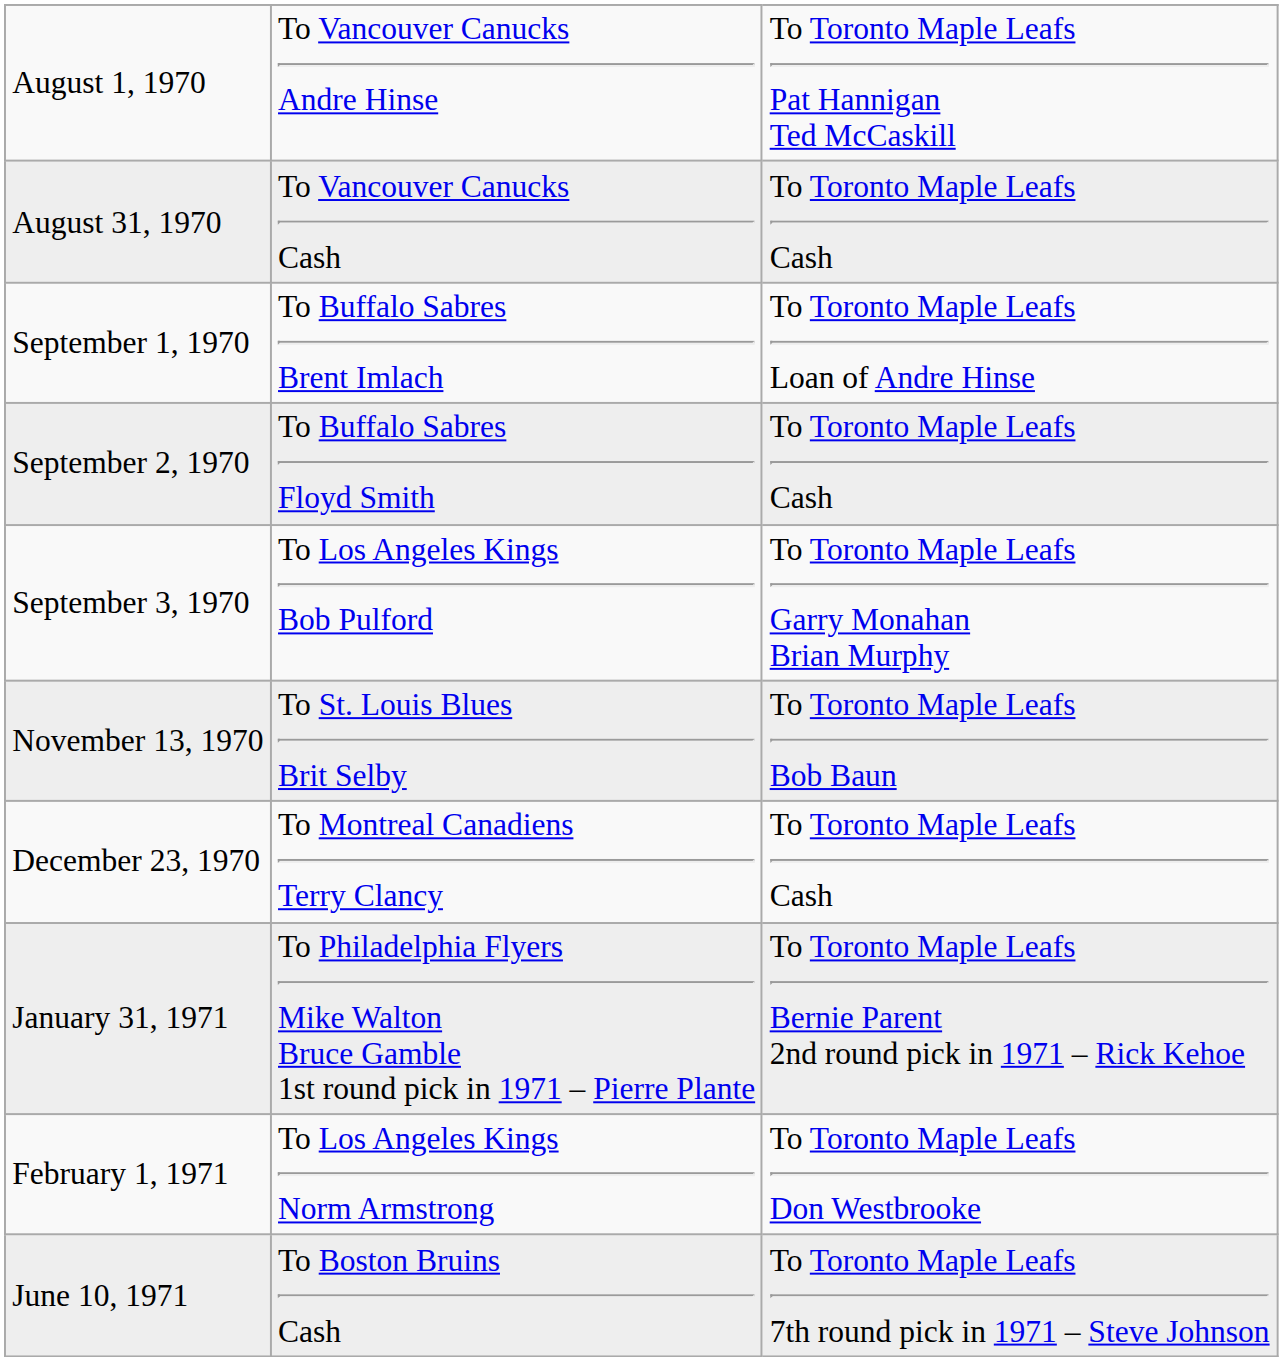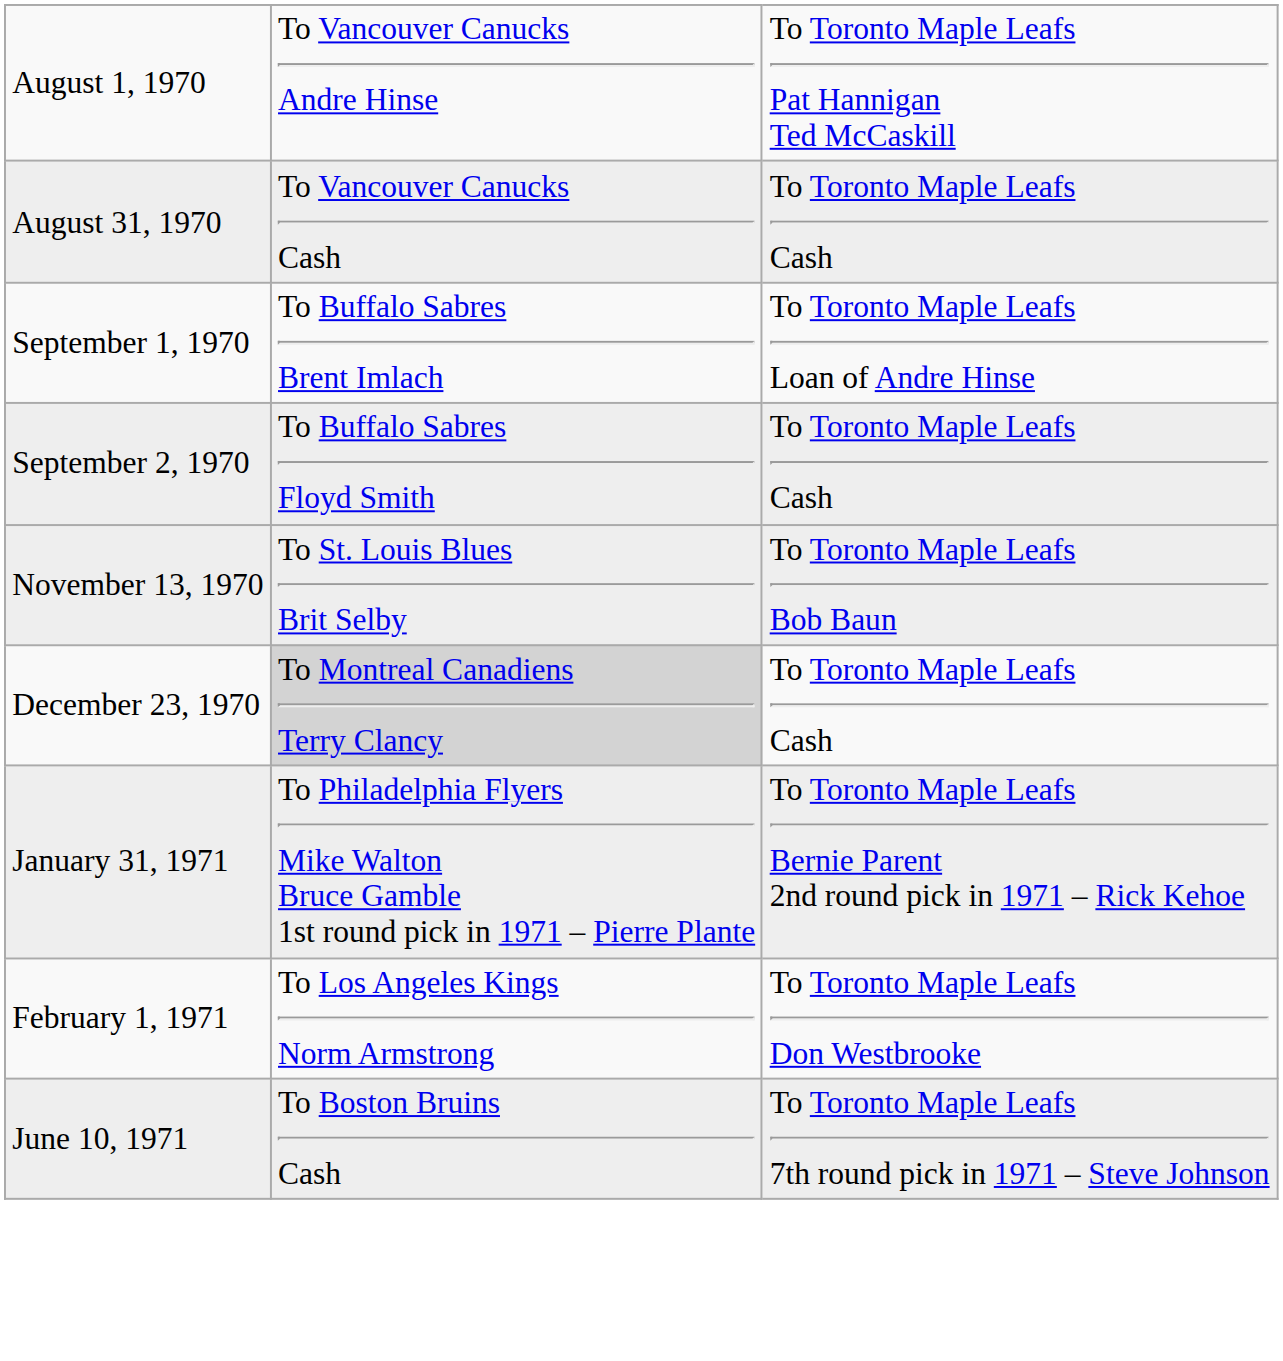- row: (131, 601)
(517, 861) no background -> (517, 704) lightgrey background
